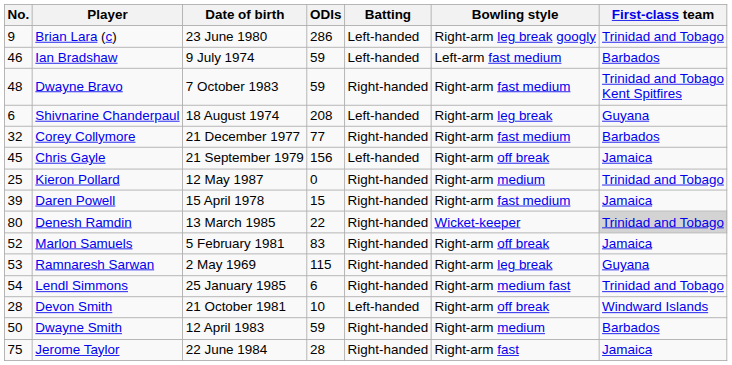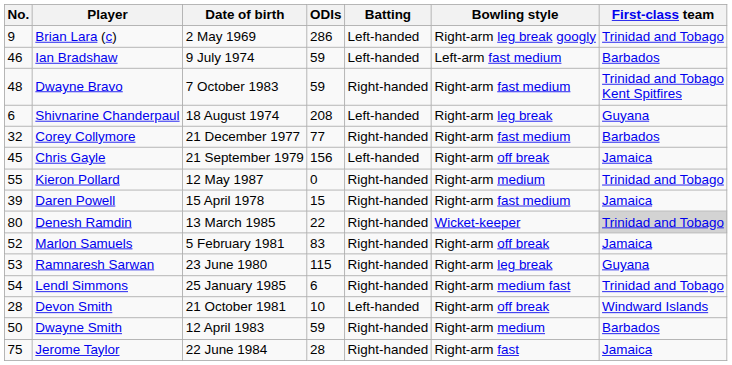(227, 36) 23 June 1980 -> (221, 36) 2 May 1969
(15, 179) 25 -> (15, 179) 55
(221, 264) 2 May 1969 -> (227, 264) 23 June 1980
